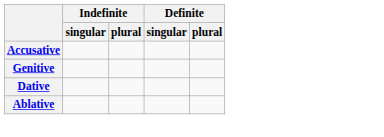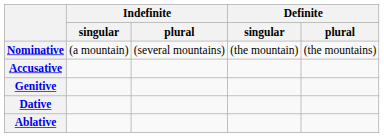+ row: (35, 50)
